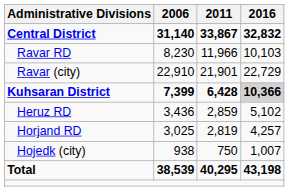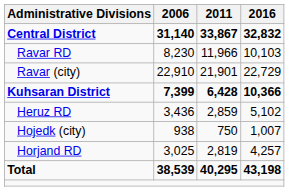(262, 92) lightgrey background -> (262, 92) no background
rows swapped: (49, 131) <-> (51, 151)
